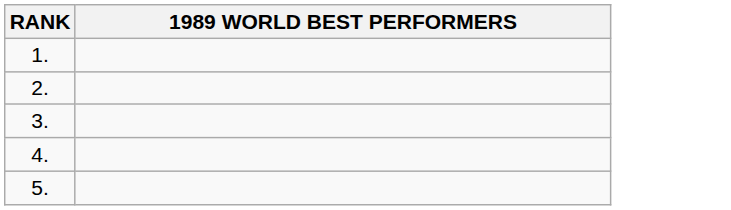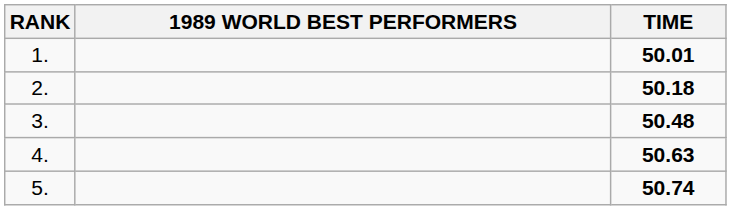+ column: (668, 22)
